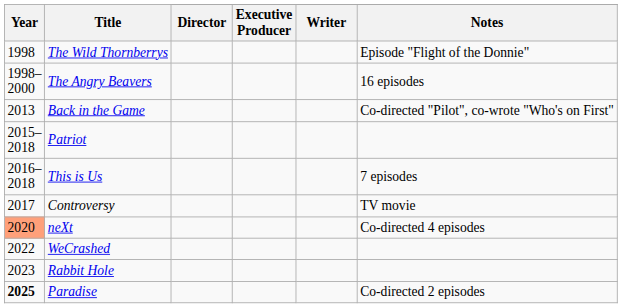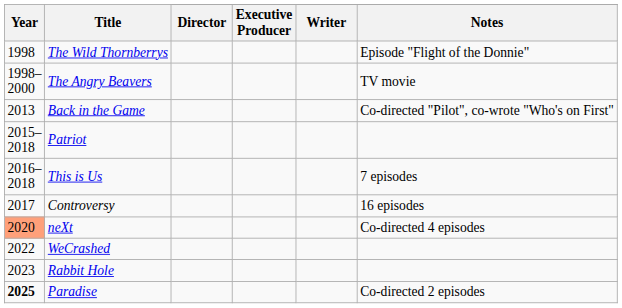(392, 81) 16 episodes -> (388, 81) TV movie
(388, 205) TV movie -> (392, 205) 16 episodes
